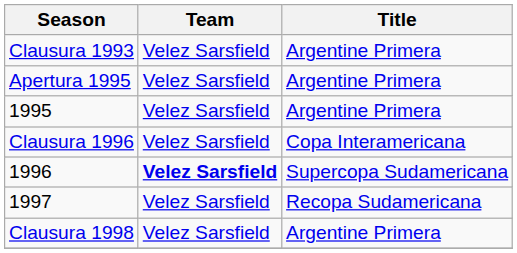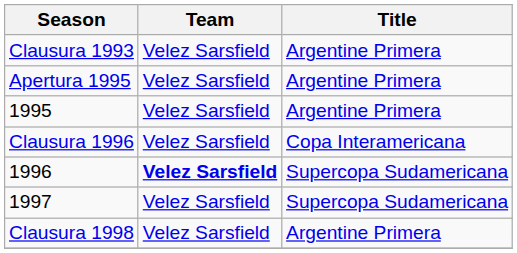(384, 202) Recopa Sudamericana -> (397, 202) Supercopa Sudamericana
